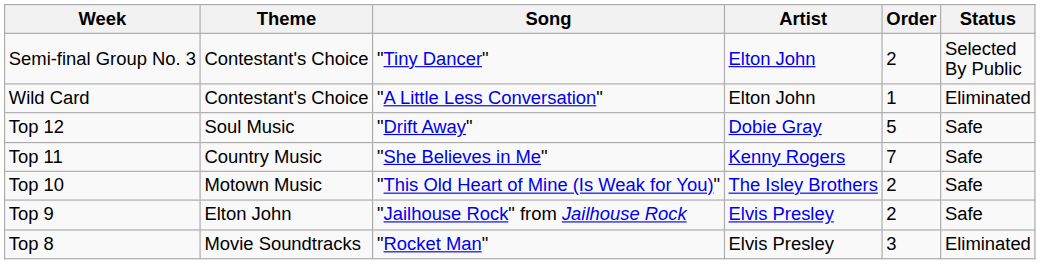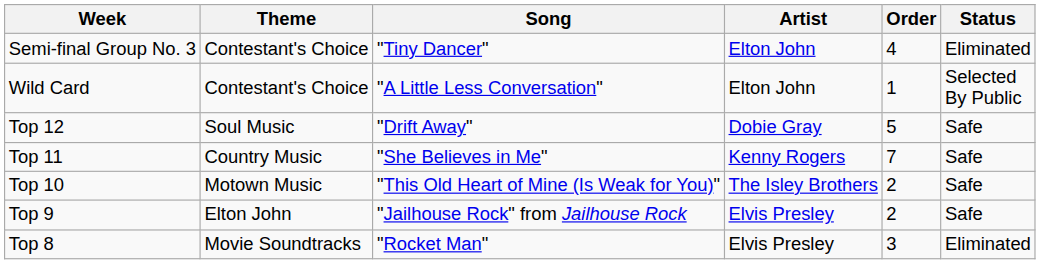(891, 58) 2 -> (891, 48) 4
(983, 58) Selected By Public -> (988, 48) Eliminated
(988, 98) Eliminated -> (983, 87) Selected By Public
